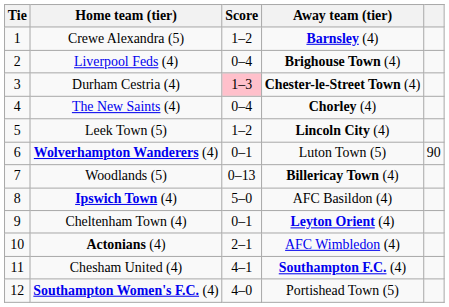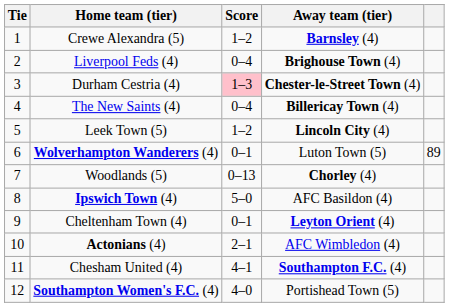(342, 107) Chorley (4) -> (342, 107) Billericay Town (4)
(434, 152) 90 -> (434, 152) 89
(342, 175) Billericay Town (4) -> (342, 175) Chorley (4)
